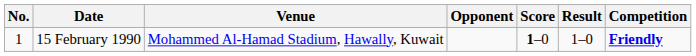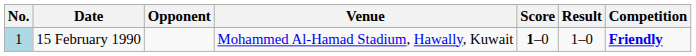columns swapped: (296, 16) <-> (482, 16)
(19, 39) no background -> (19, 39) lightblue background
